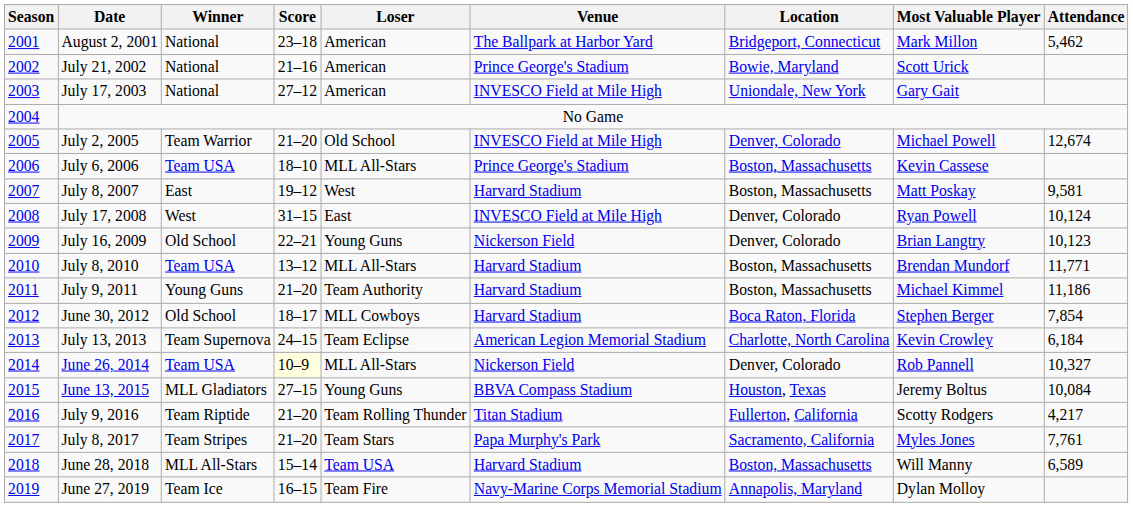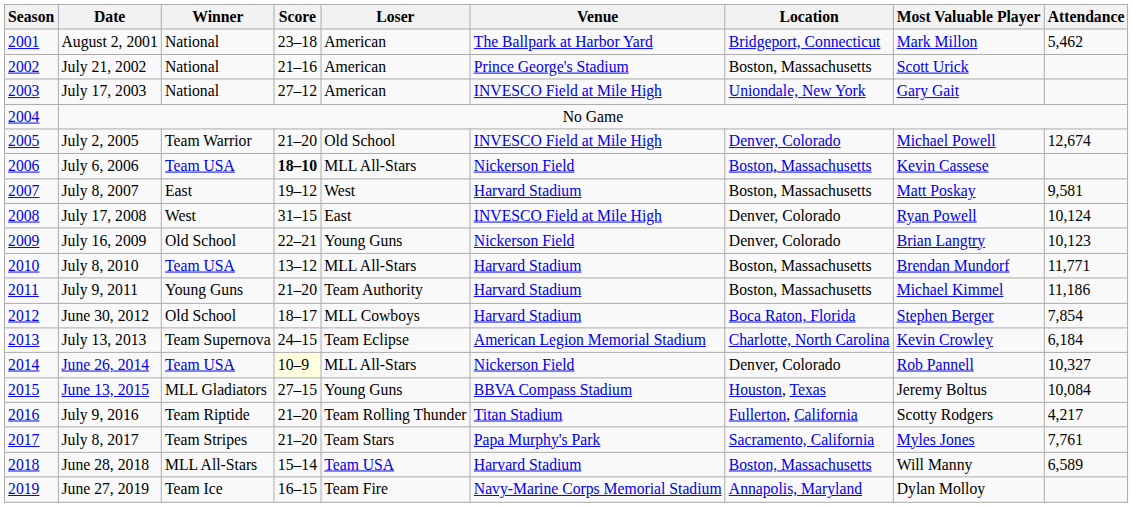(784, 66) Bowie, Maryland -> (800, 66) Boston, Massachusetts
(297, 166) normal -> (297, 166) bold
(551, 166) Prince George's Stadium -> (524, 166) Nickerson Field
